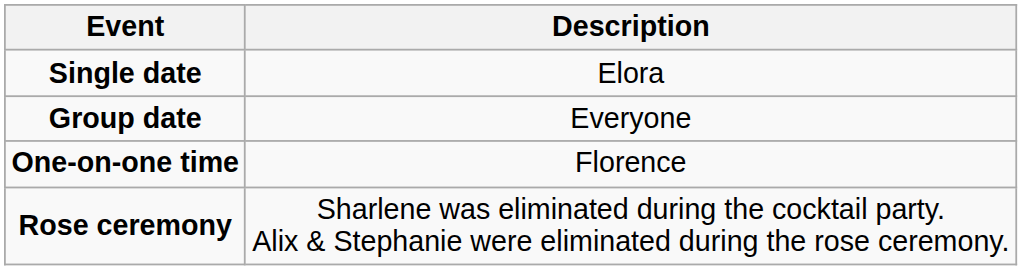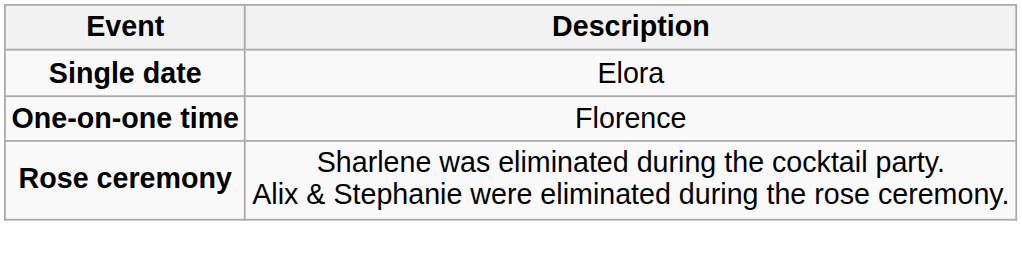- row: (125, 118)
